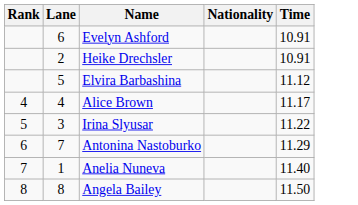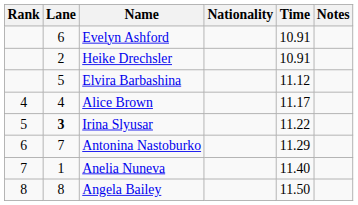+ column: (333, 15)
(61, 124) normal -> (61, 124) bold
